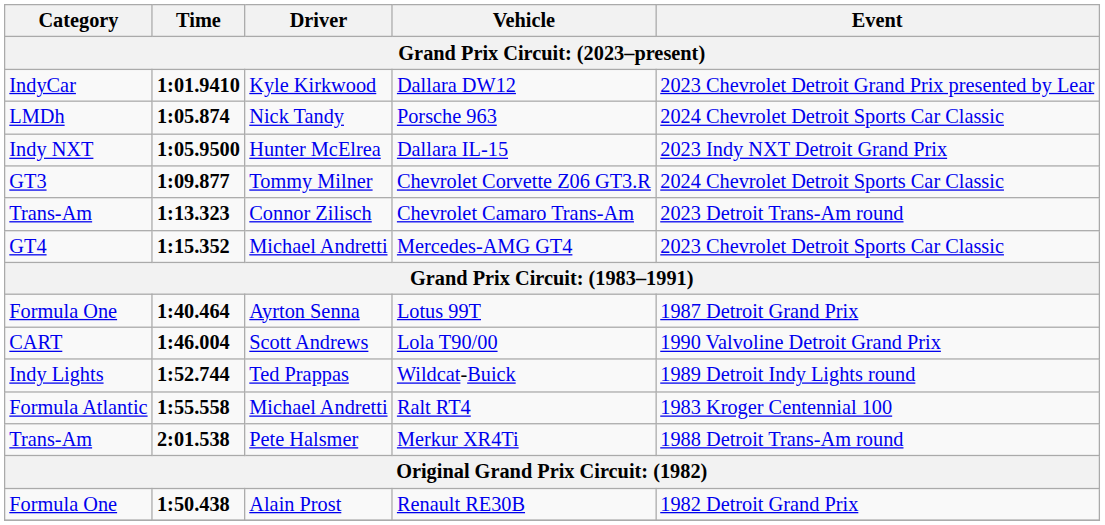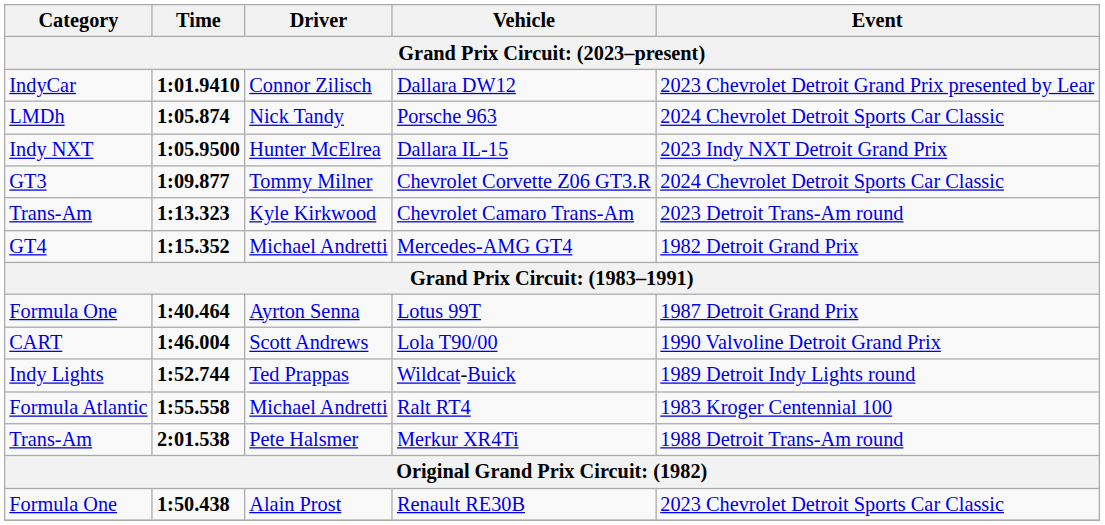(313, 85) Kyle Kirkwood -> (311, 85) Connor Zilisch
(311, 213) Connor Zilisch -> (313, 213) Kyle Kirkwood
(832, 246) 2023 Chevrolet Detroit Sports Car Classic -> (759, 246) 1982 Detroit Grand Prix
(759, 504) 1982 Detroit Grand Prix -> (832, 504) 2023 Chevrolet Detroit Sports Car Classic
